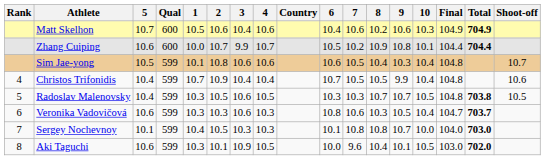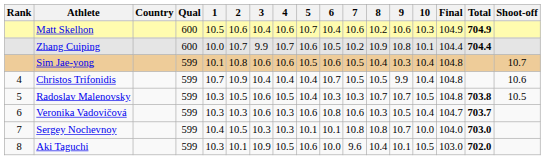columns swapped: (298, 12) <-> (145, 12)
